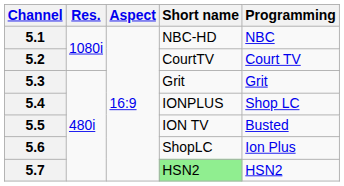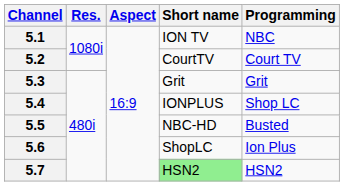(189, 37) NBC-HD -> (185, 37) ION TV
(185, 125) ION TV -> (189, 125) NBC-HD
